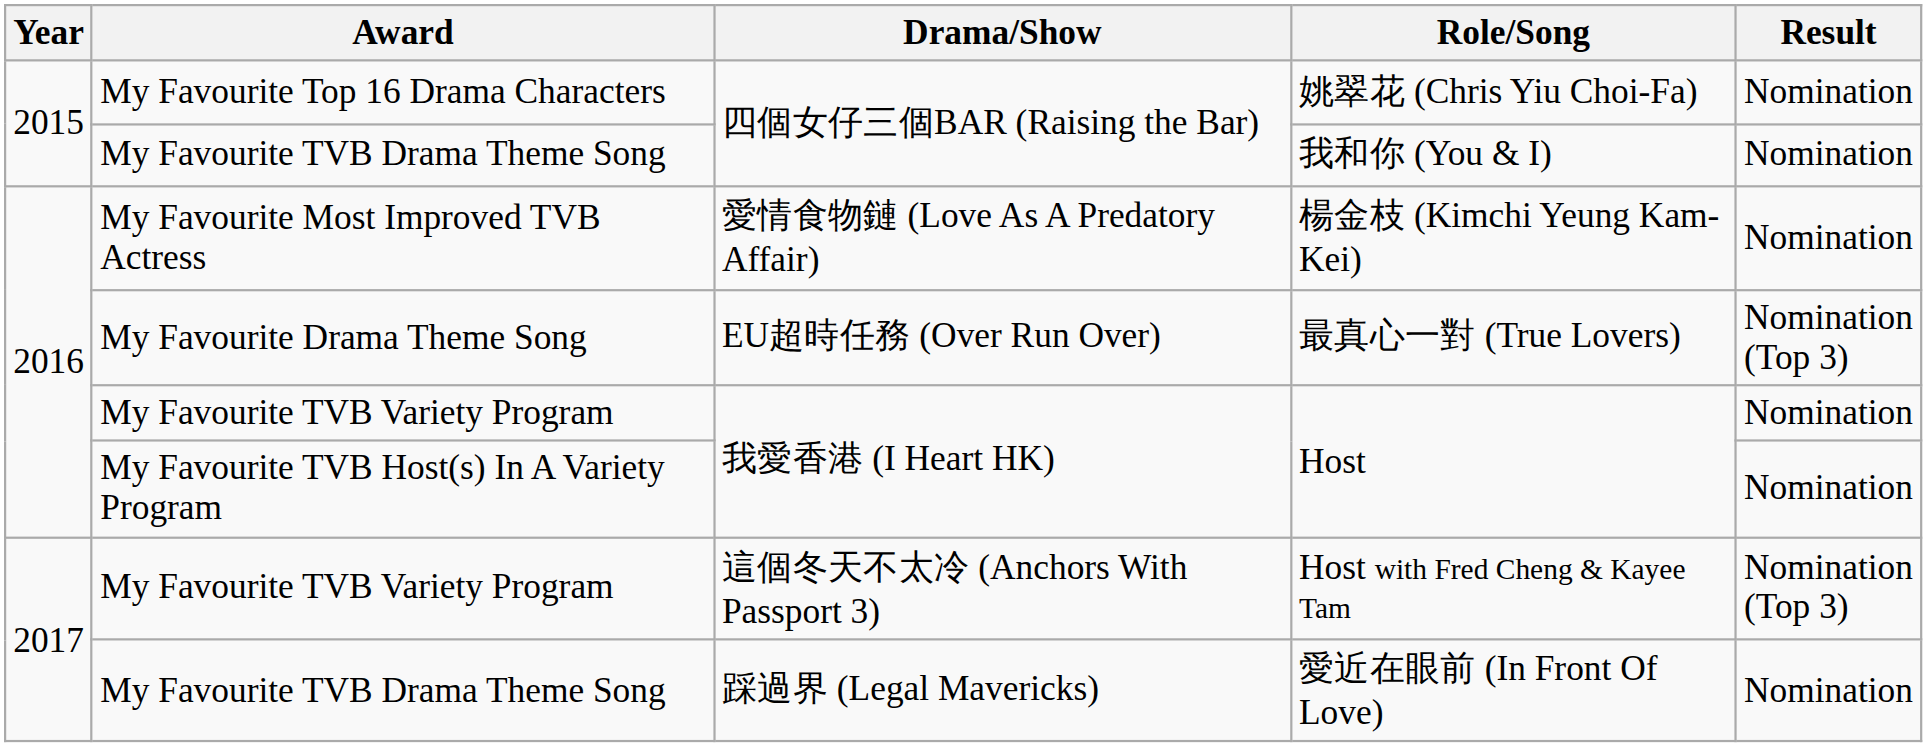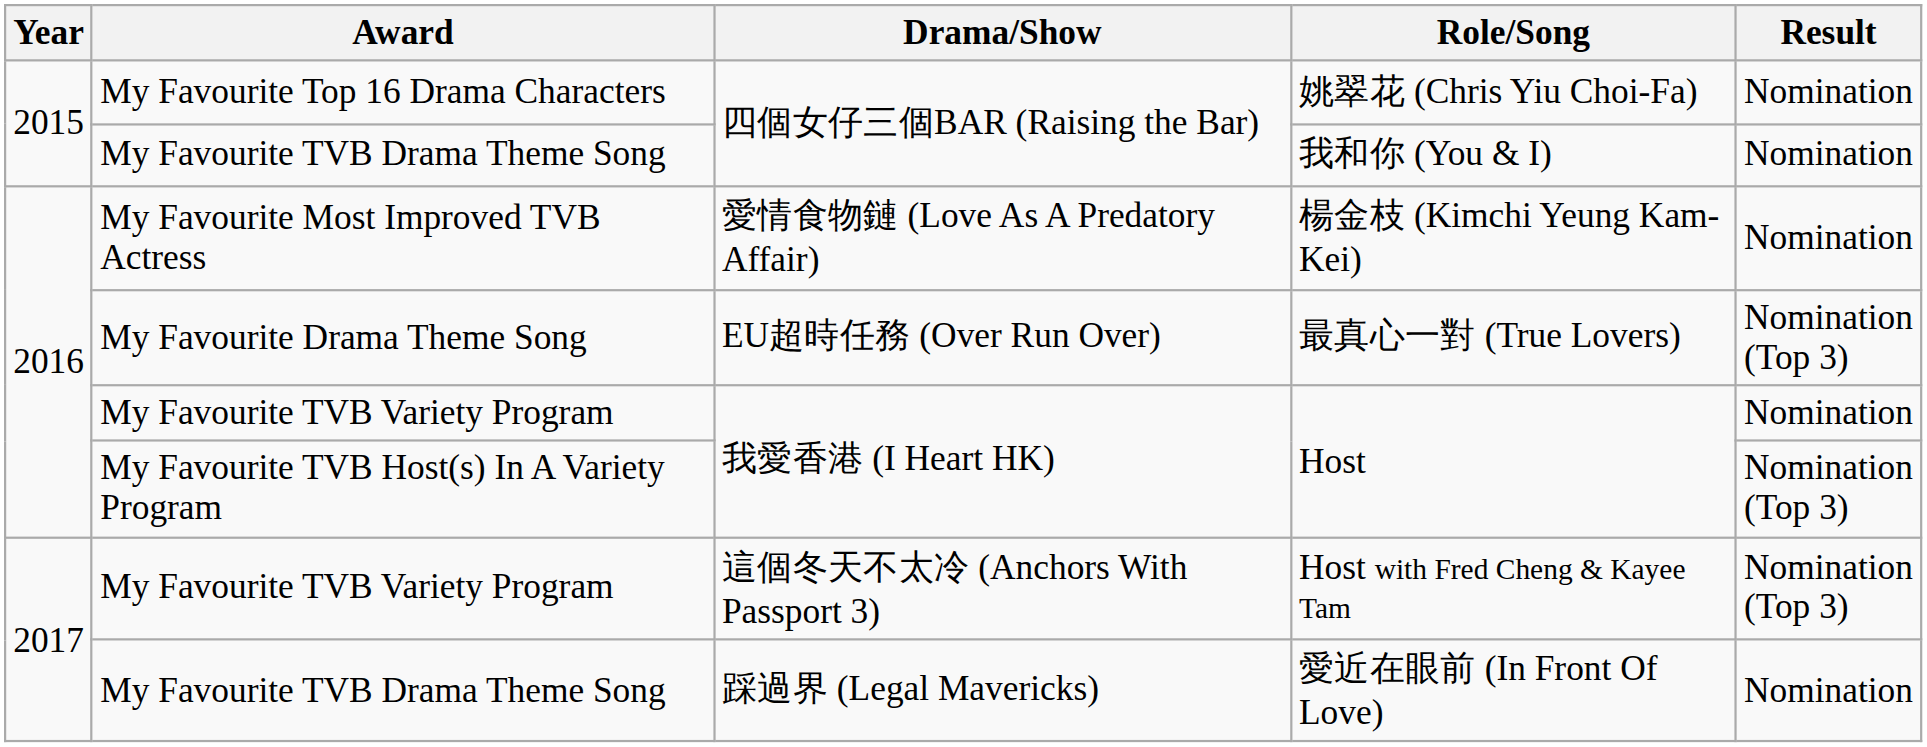(1828, 488) Nomination -> (1828, 488) Nomination (Top 3)
